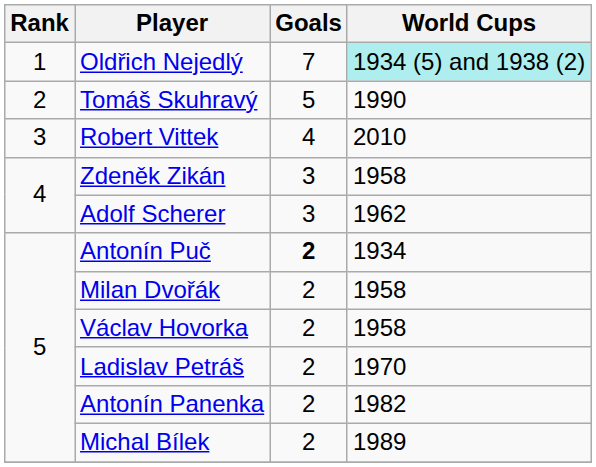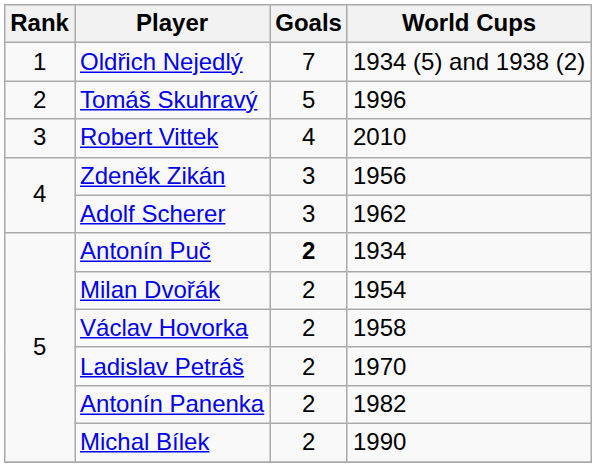(469, 61) paleturquoise background -> (469, 61) no background
(380, 99) 1990 -> (380, 99) 1996
(380, 175) 1958 -> (380, 175) 1956
(380, 289) 1958 -> (380, 289) 1954
(380, 442) 1989 -> (380, 442) 1990
